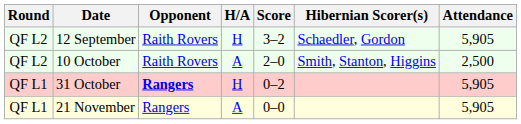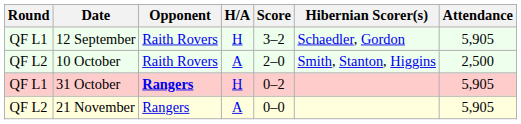(29, 38) QF L2 -> (29, 38) QF L1
(29, 107) QF L1 -> (29, 107) QF L2
